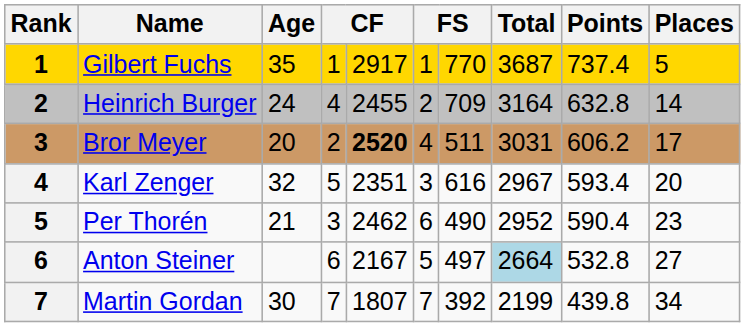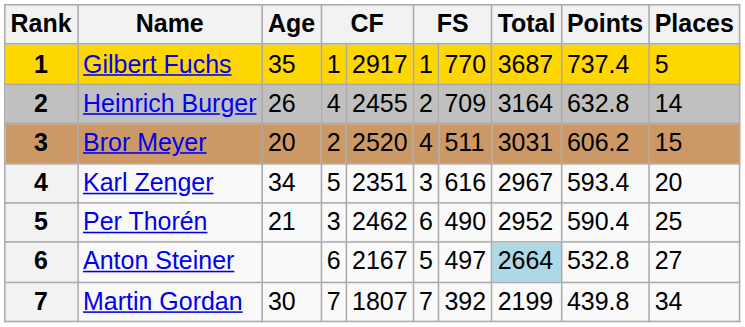(282, 103) 24 -> (282, 103) 26
(380, 143) bold -> (380, 143) normal
(669, 143) 17 -> (669, 143) 15
(282, 182) 32 -> (282, 182) 34
(669, 222) 23 -> (669, 222) 25
